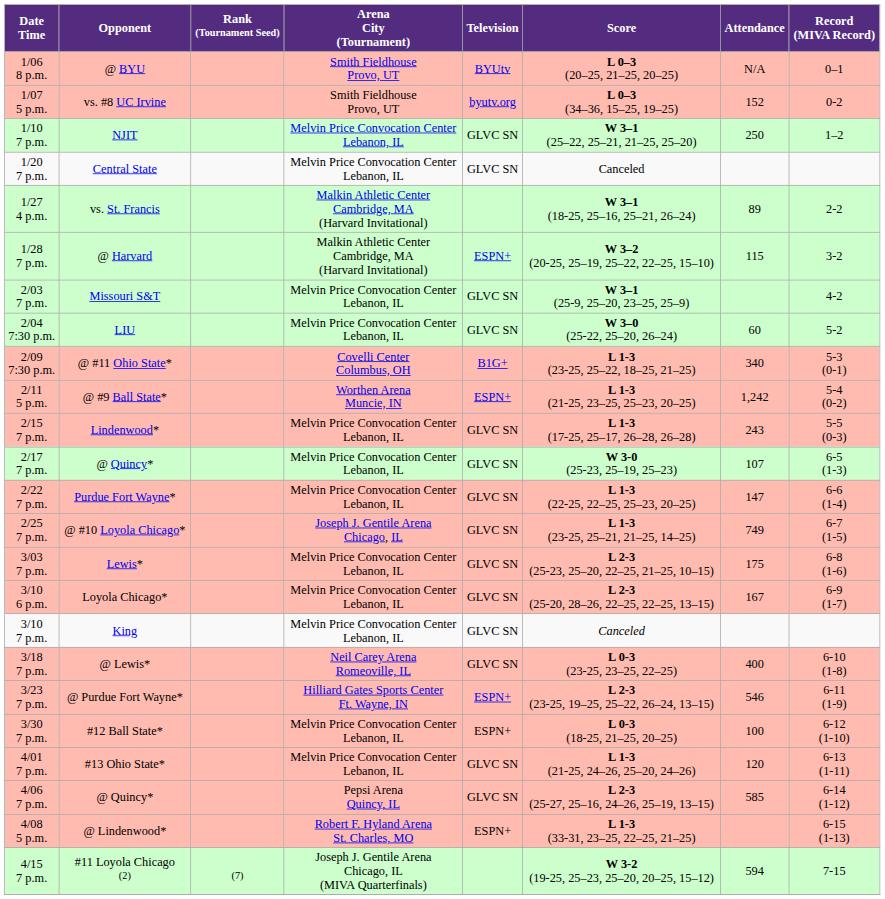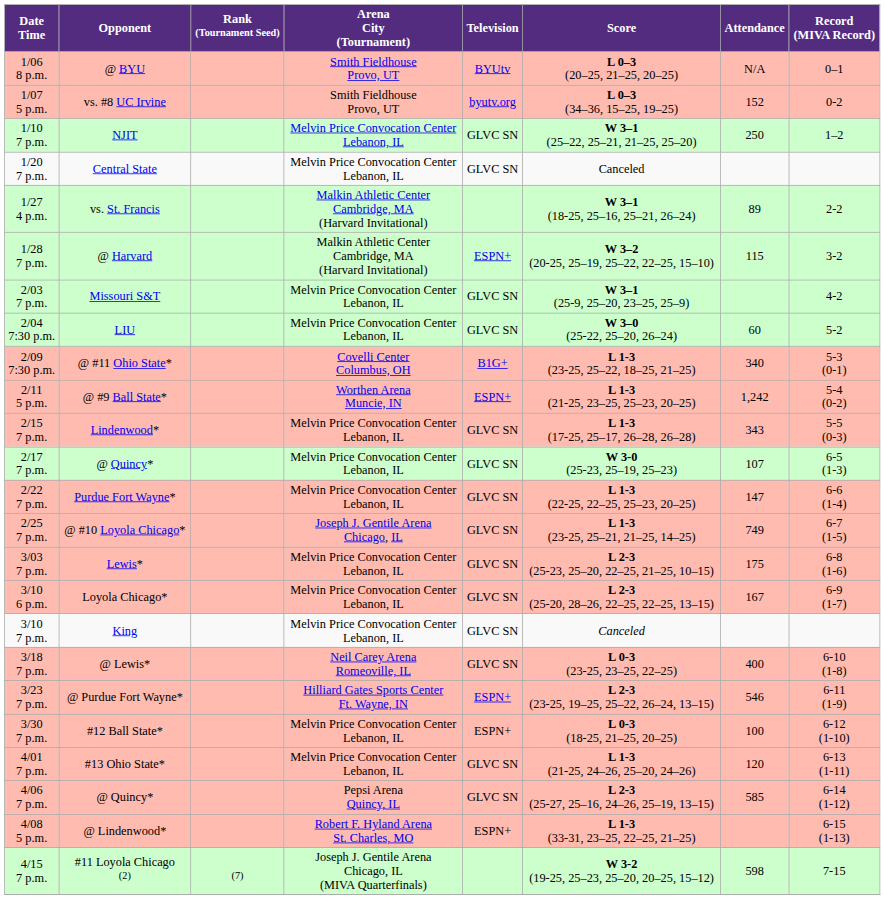(755, 430) 243 -> (755, 430) 343
(755, 871) 594 -> (755, 871) 598
